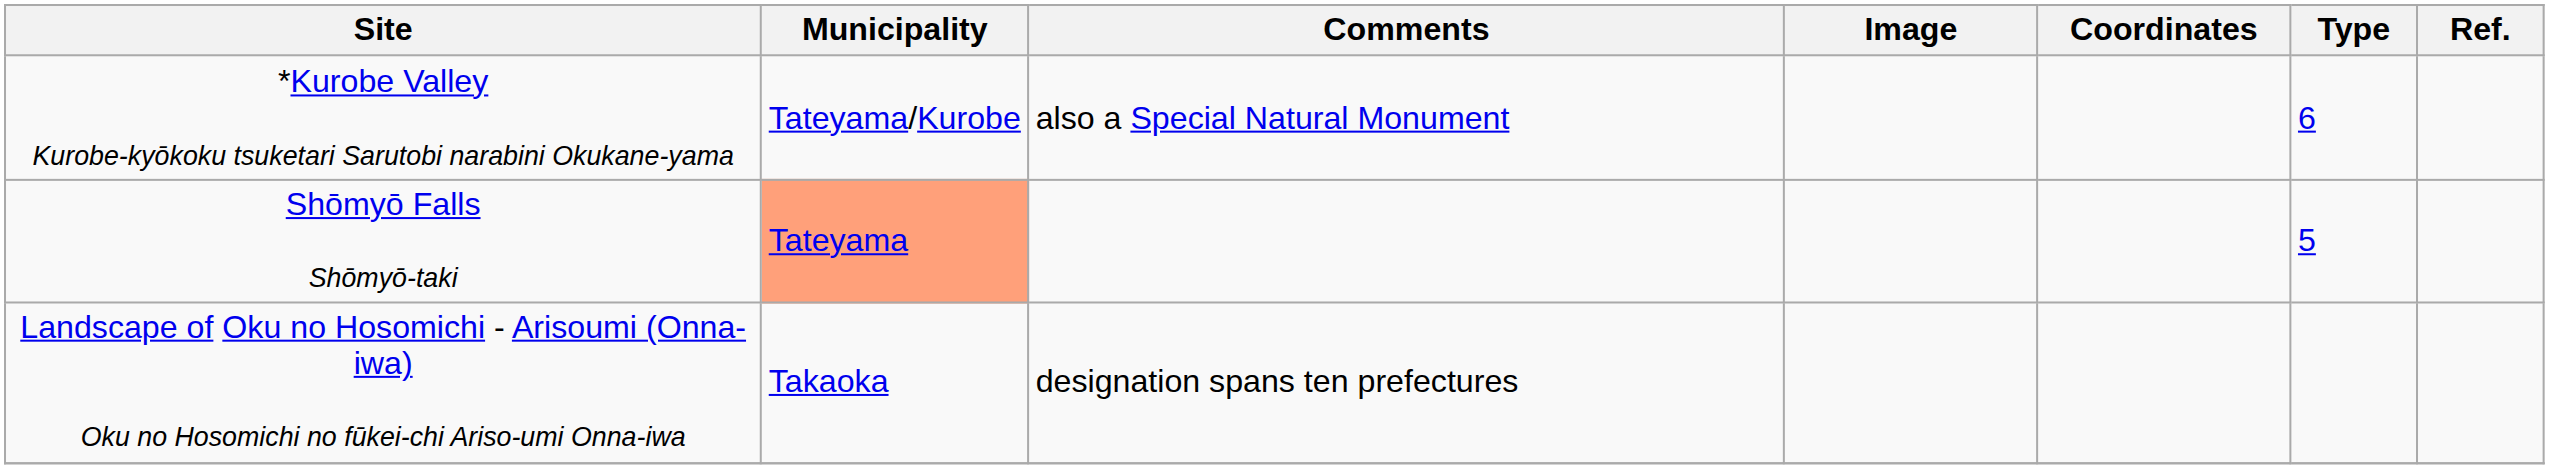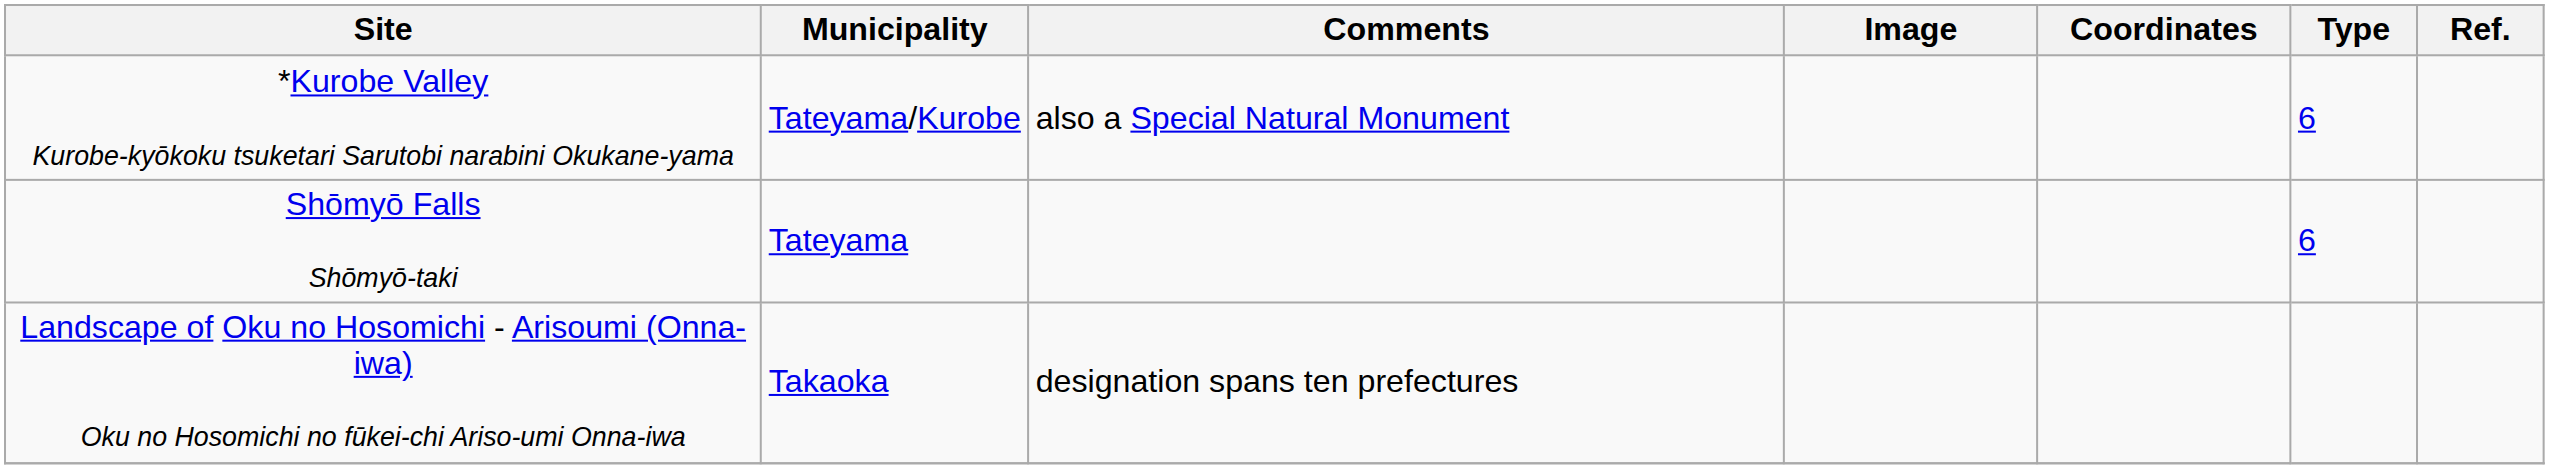(838, 240) lightsalmon background -> (838, 240) no background
(2307, 240) 5 -> (2307, 240) 6
